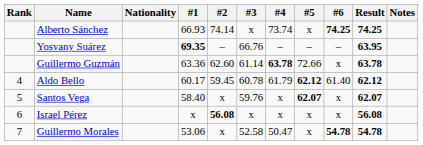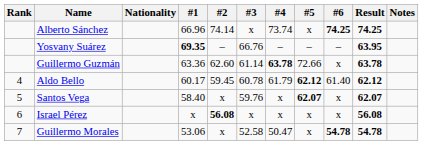(193, 30) 66.93 -> (193, 30) 66.96
